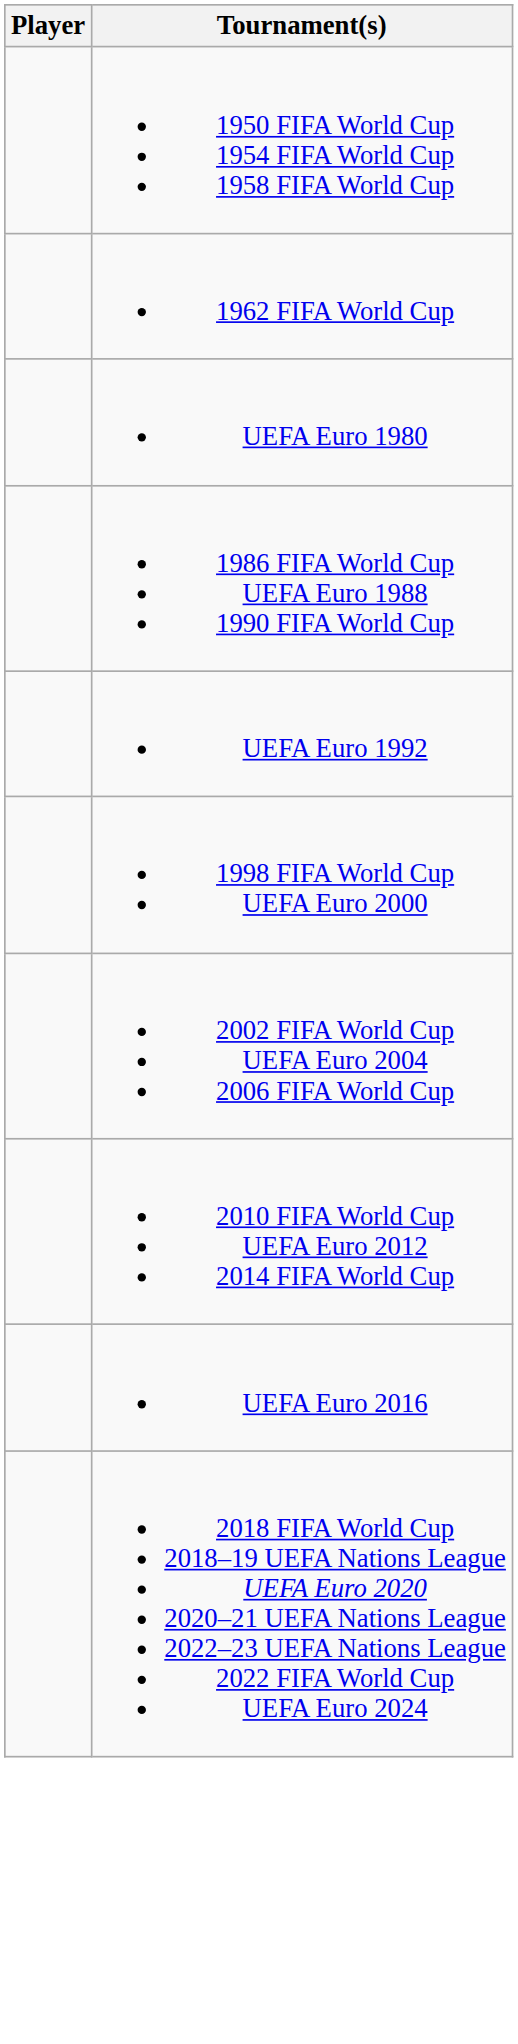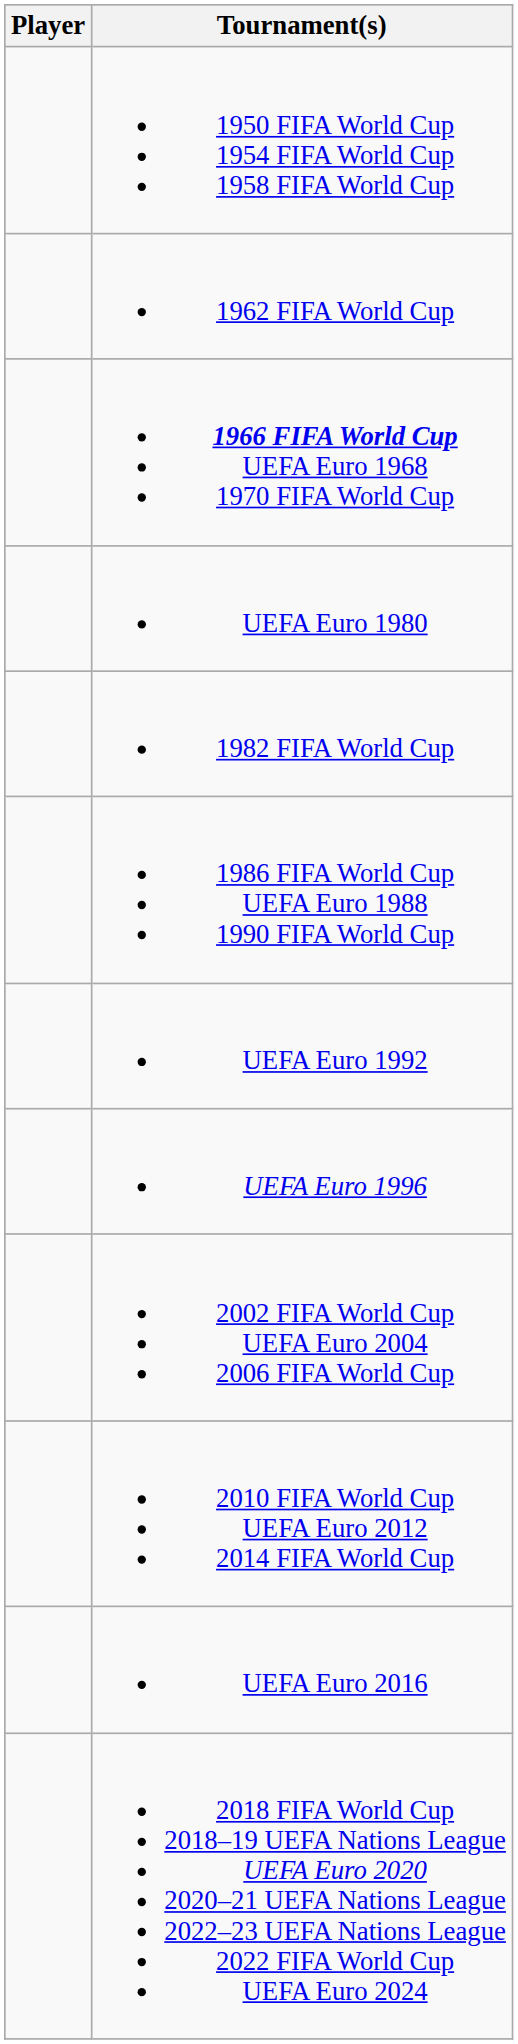+ row: (302, 467)
+ row: (302, 749)
+ row: (302, 1187)
- row: (302, 890)
